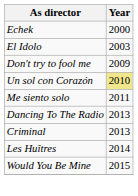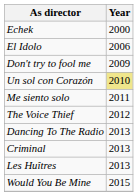(119, 47) 2003 -> (119, 47) 2006
+ row: (40, 115)
(119, 149) 2014 -> (119, 166) 2013
